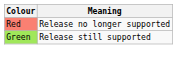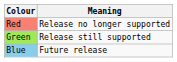+ row: (16, 50)
